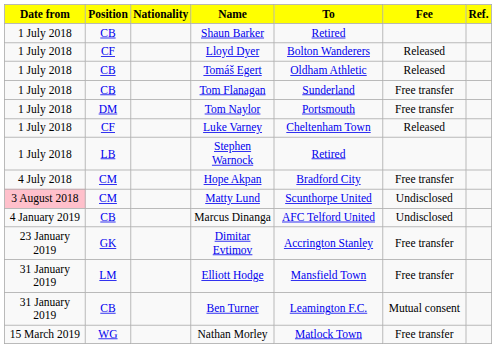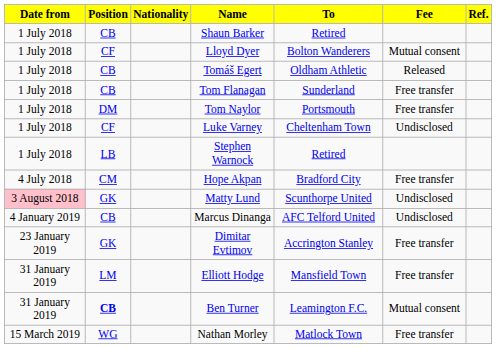(424, 52) Released -> (424, 52) Mutual consent
(424, 128) Released -> (424, 128) Undisclosed
(108, 198) CM -> (108, 198) GK
(108, 308) normal -> (108, 308) bold
